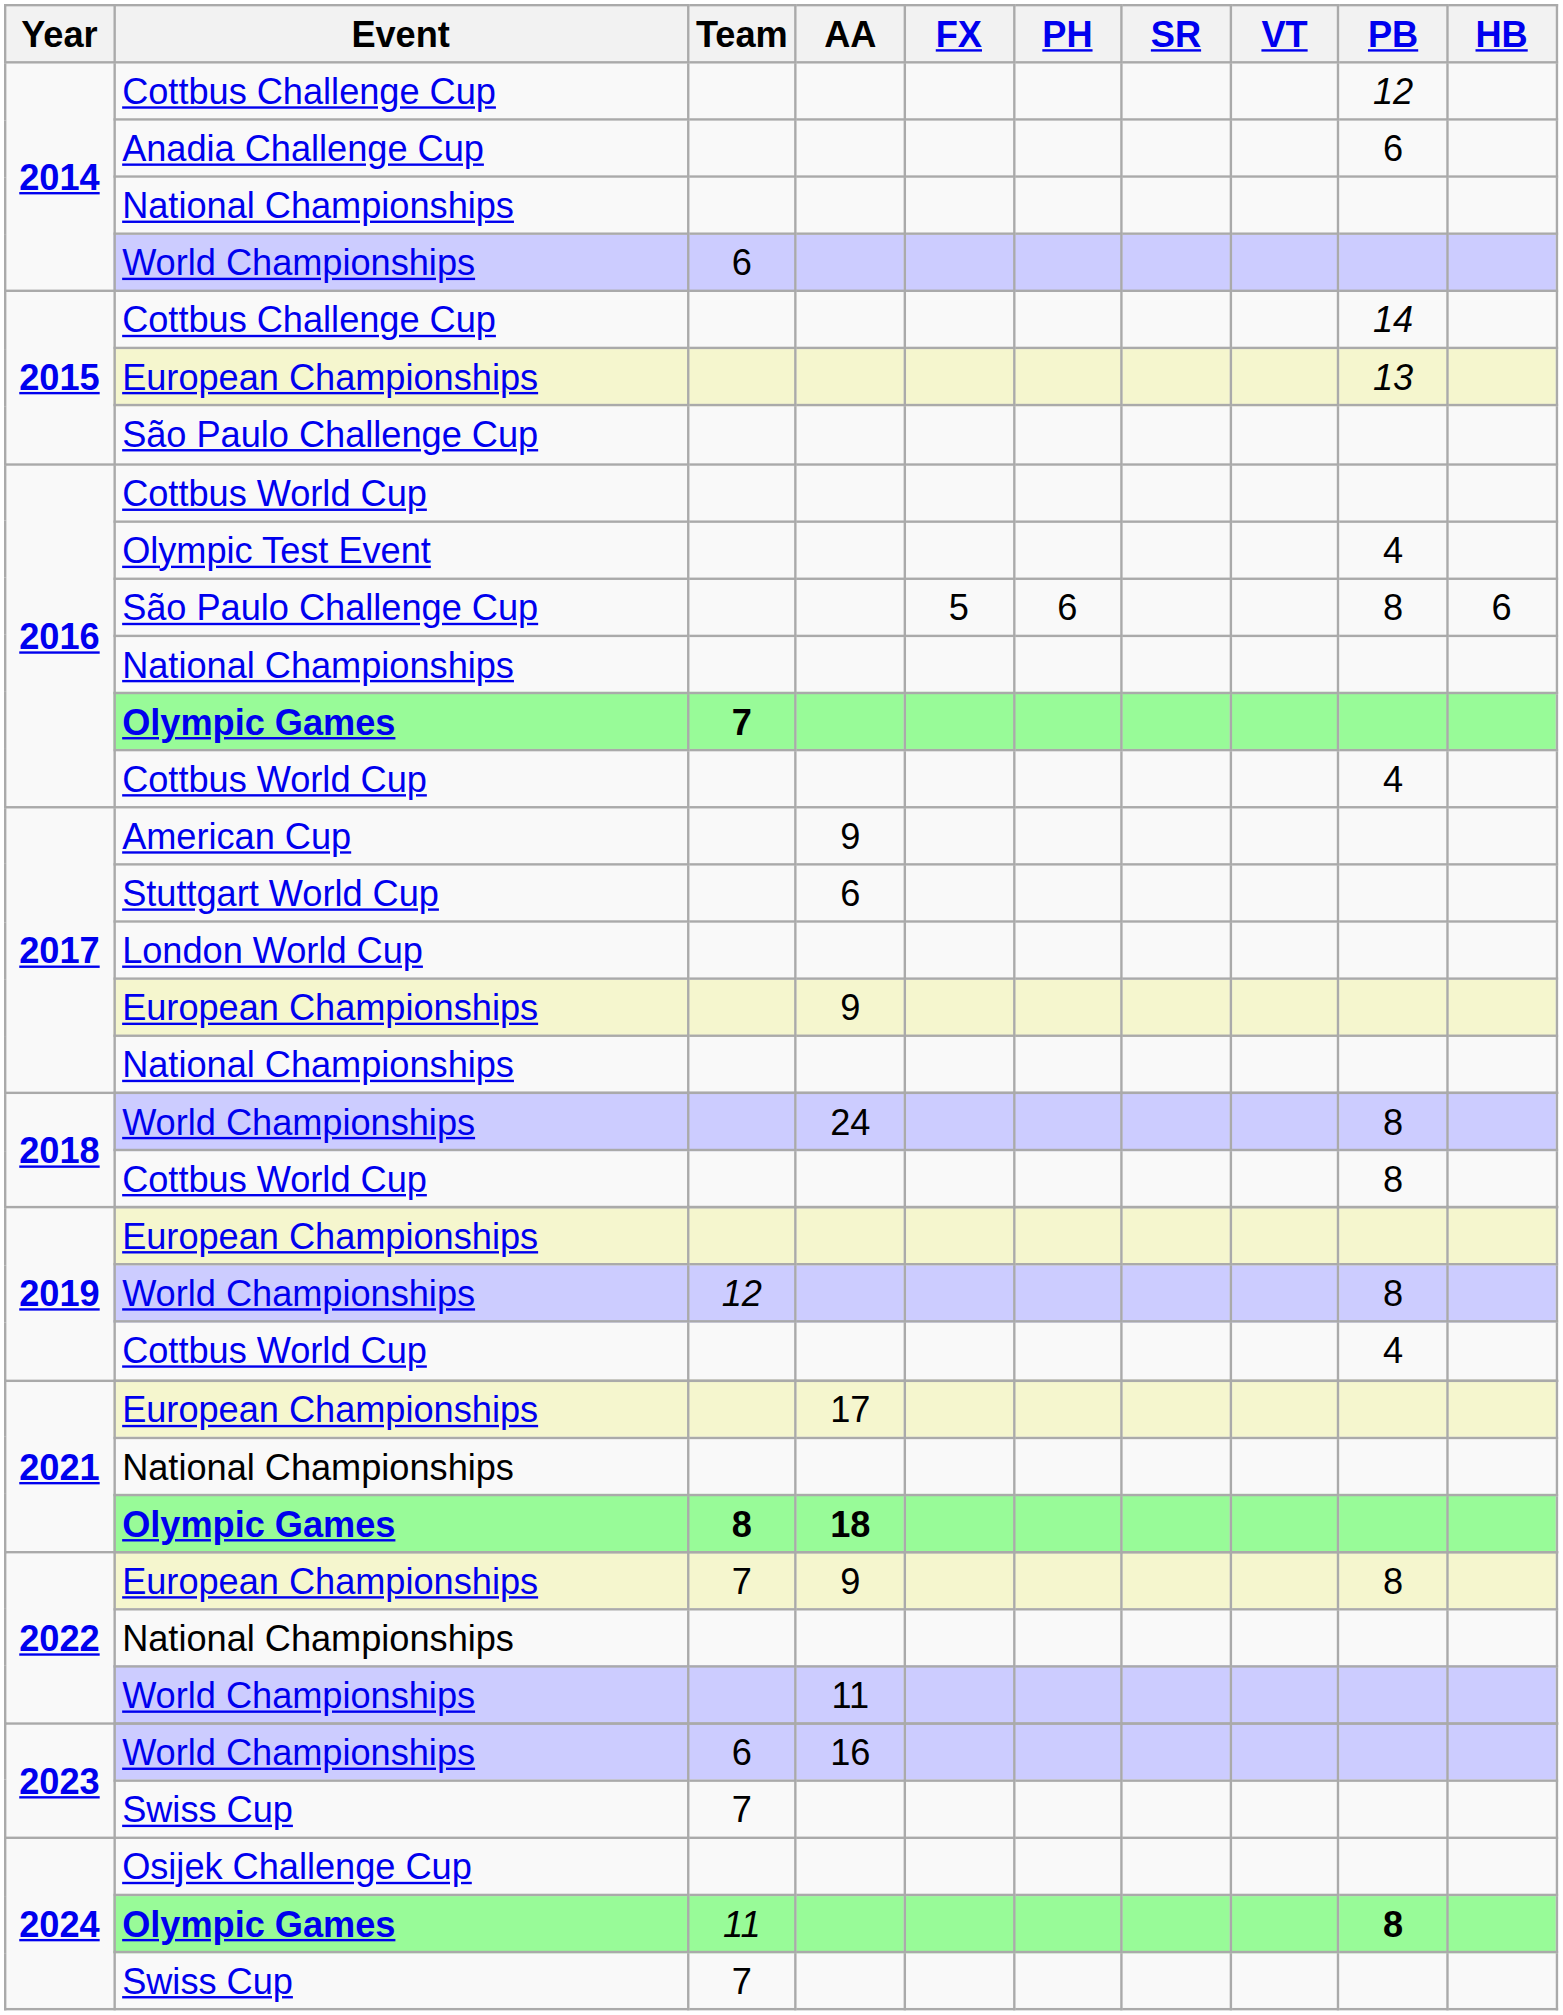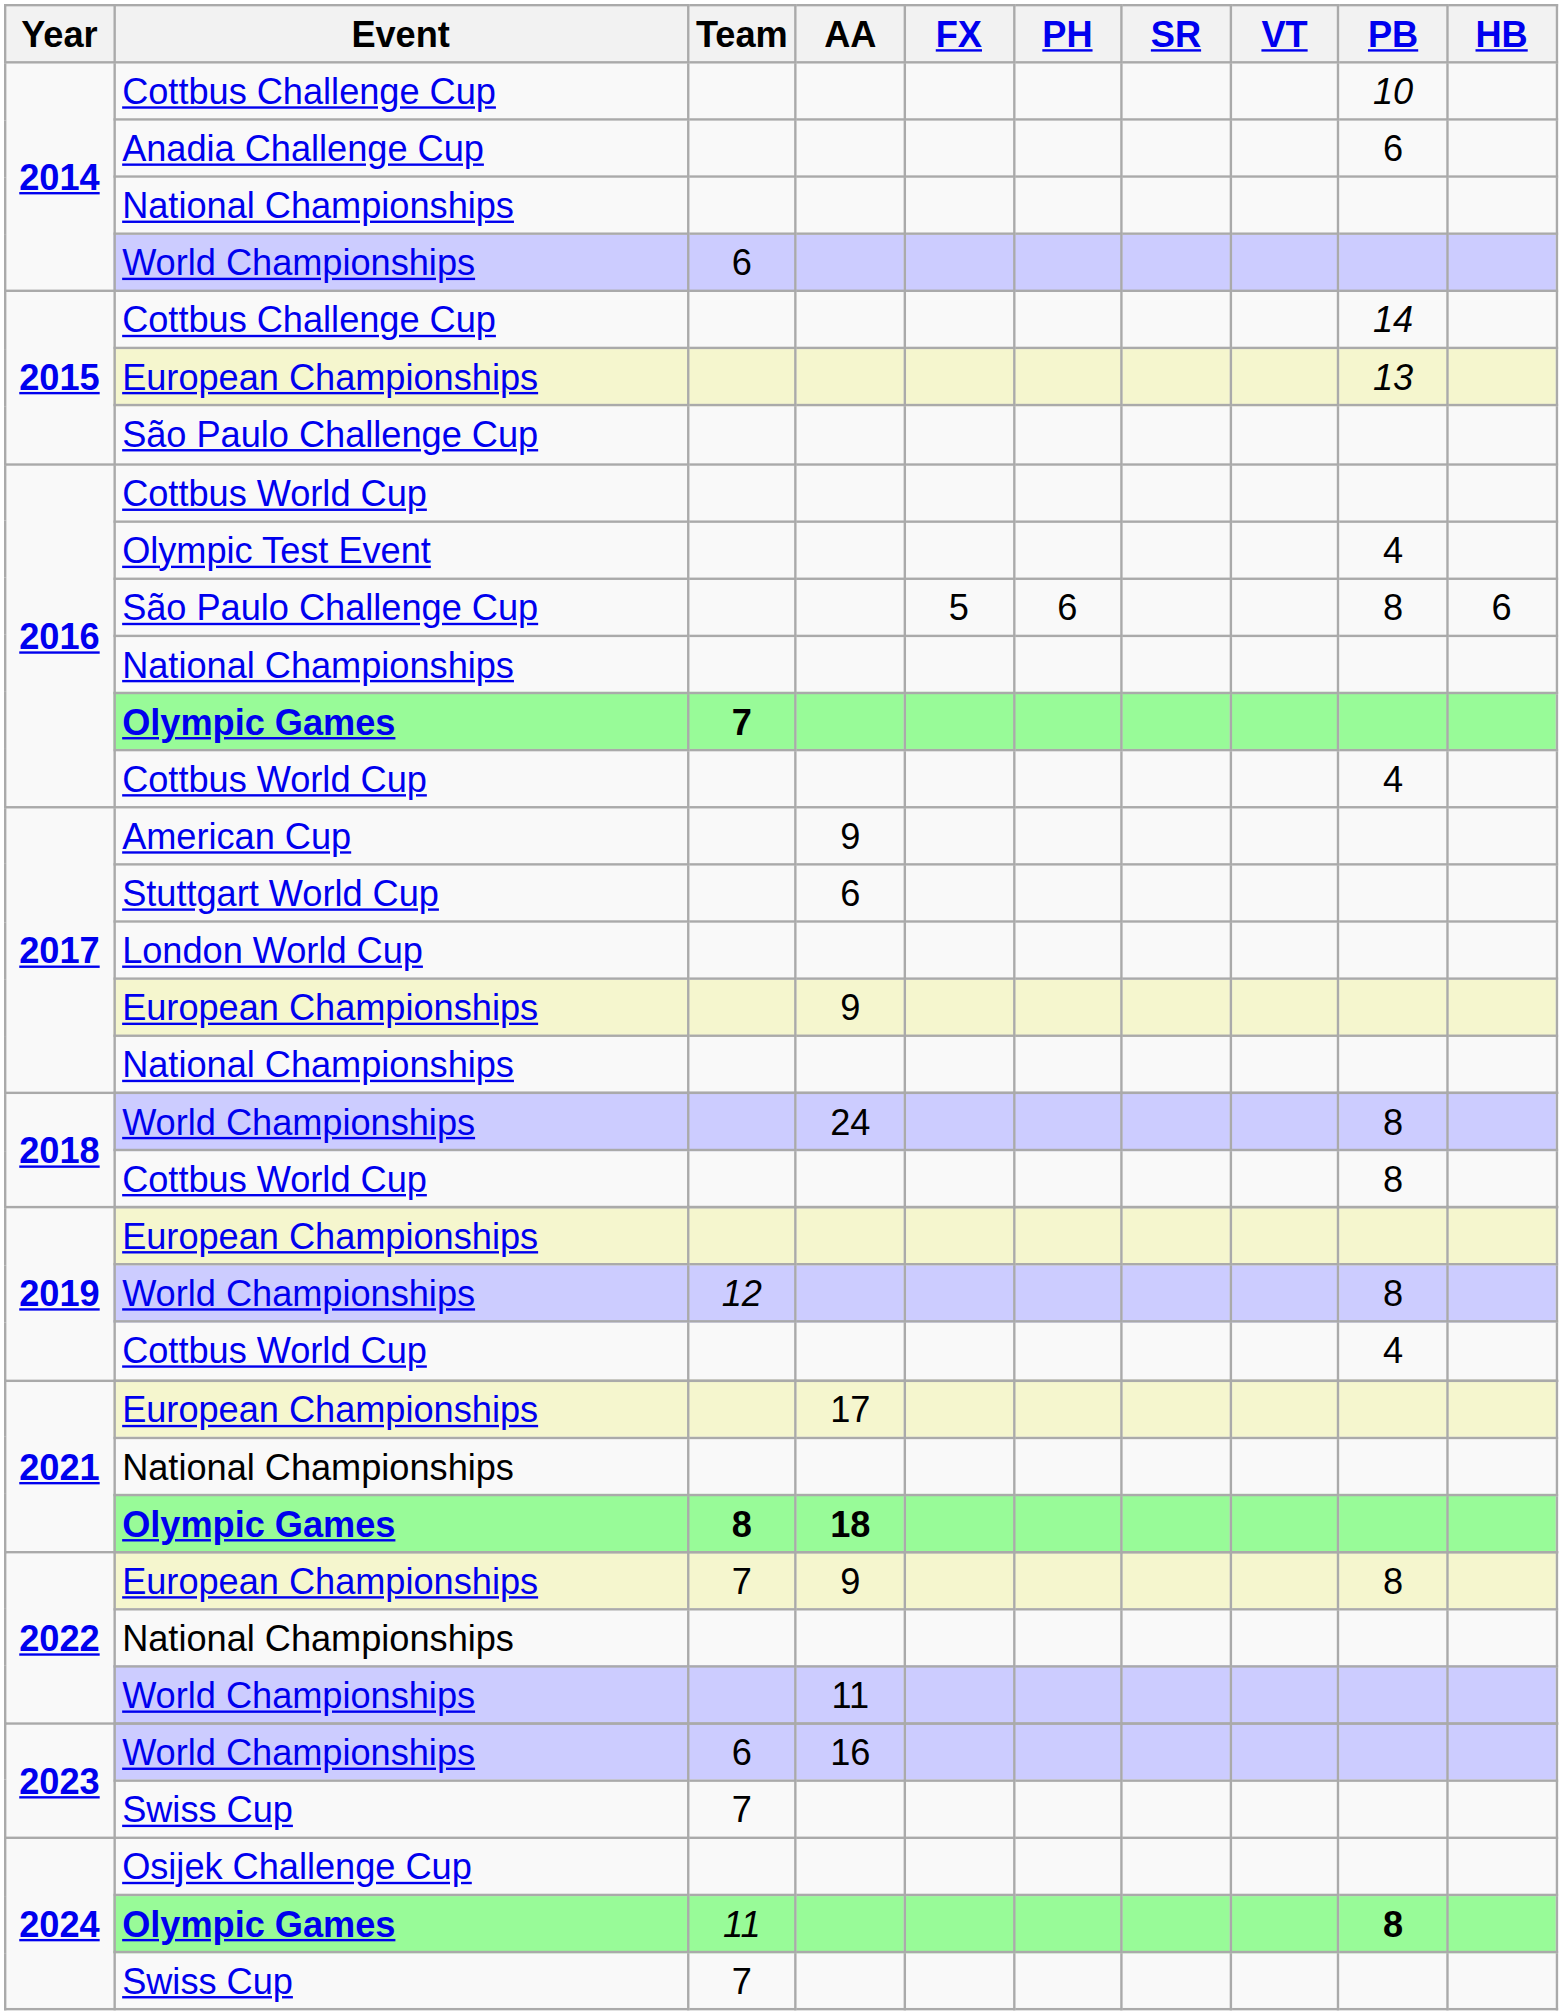(1393, 91) 12 -> (1393, 91) 10
